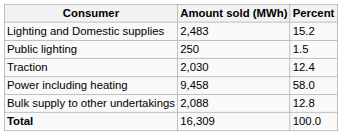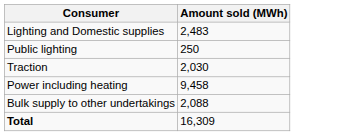- column: (314, 13)
